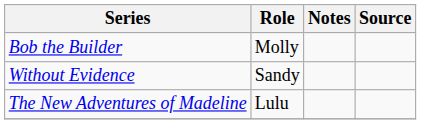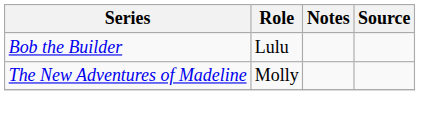(277, 47) Molly -> (272, 47) Lulu
- row: (72, 75)
(272, 103) Lulu -> (277, 75) Molly
